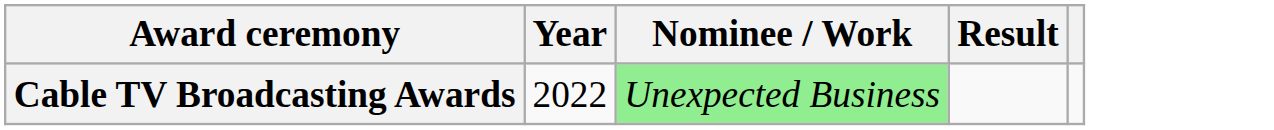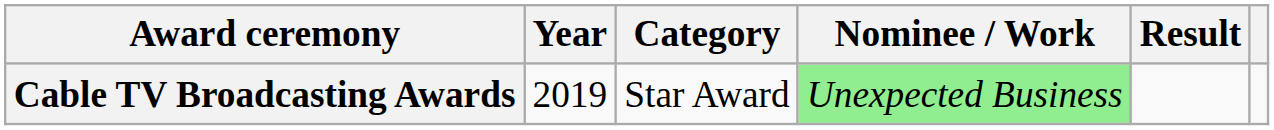+ column: (707, 34)
(570, 93) 2022 -> (570, 93) 2019
